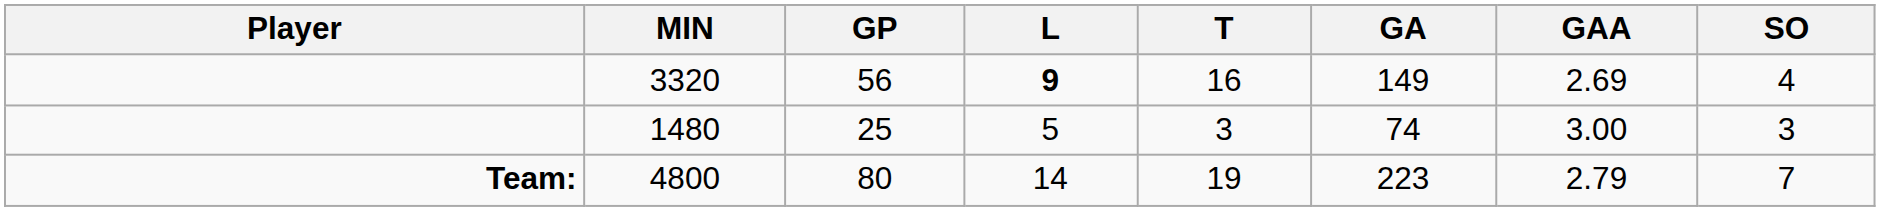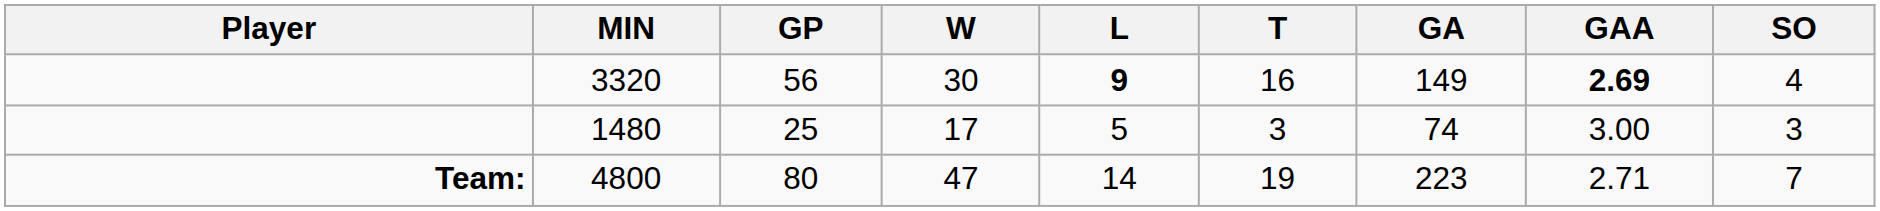+ column: (961, 29)
(1596, 79) normal -> (1619, 79) bold
(1596, 179) 2.79 -> (1619, 179) 2.71
